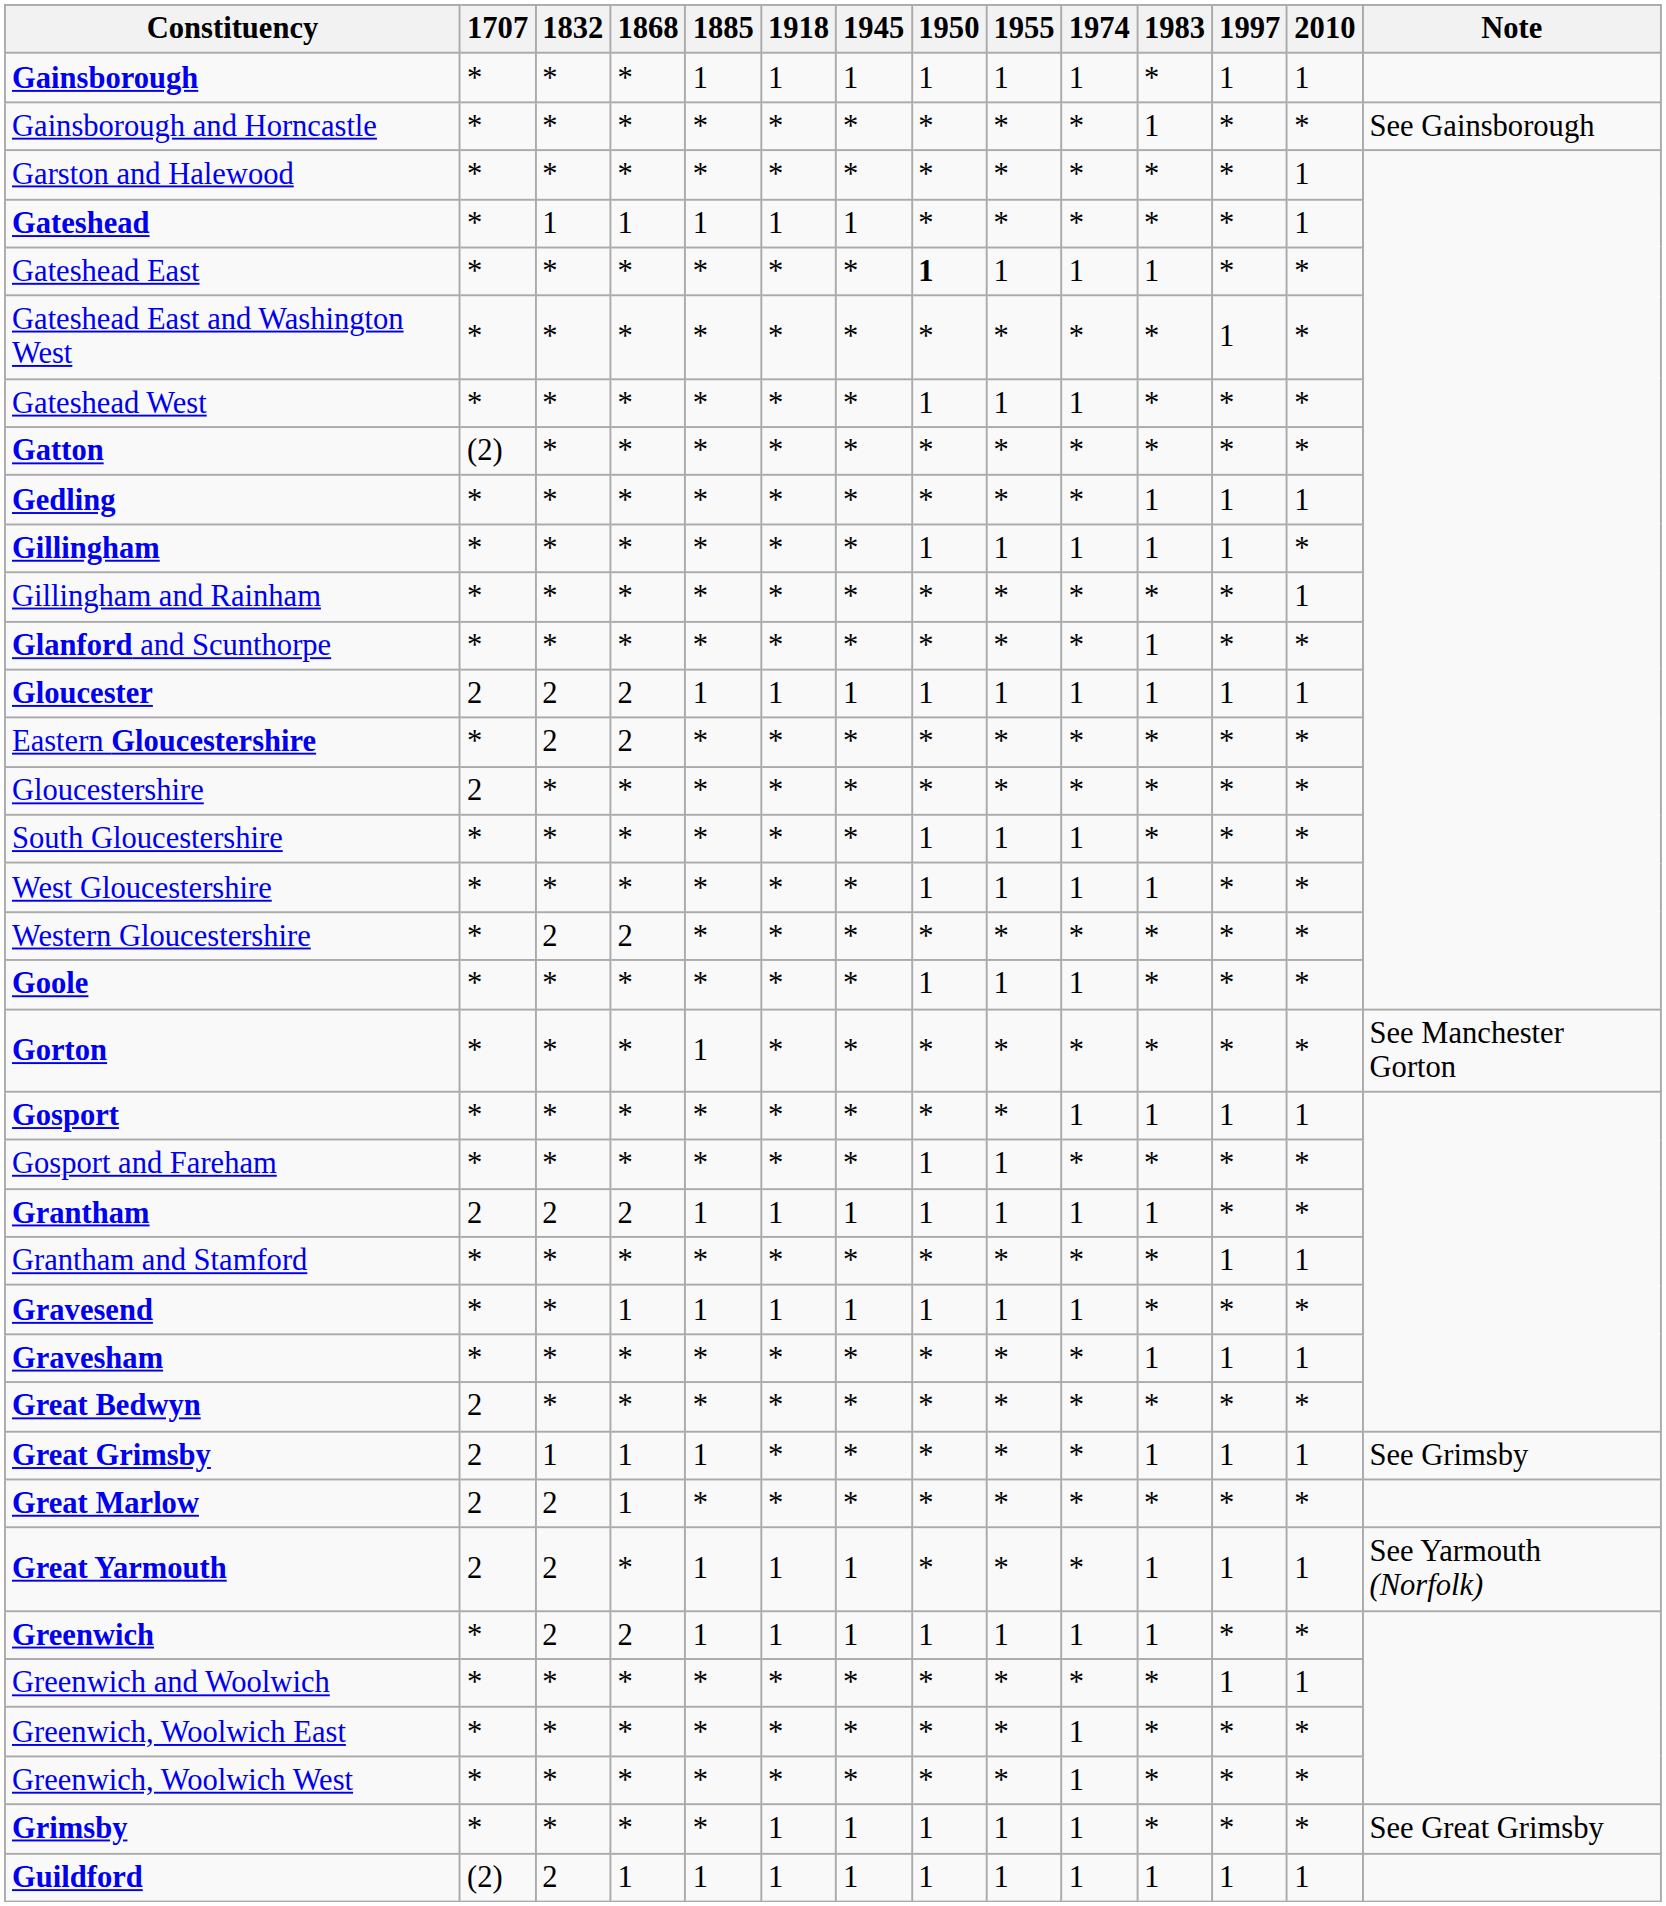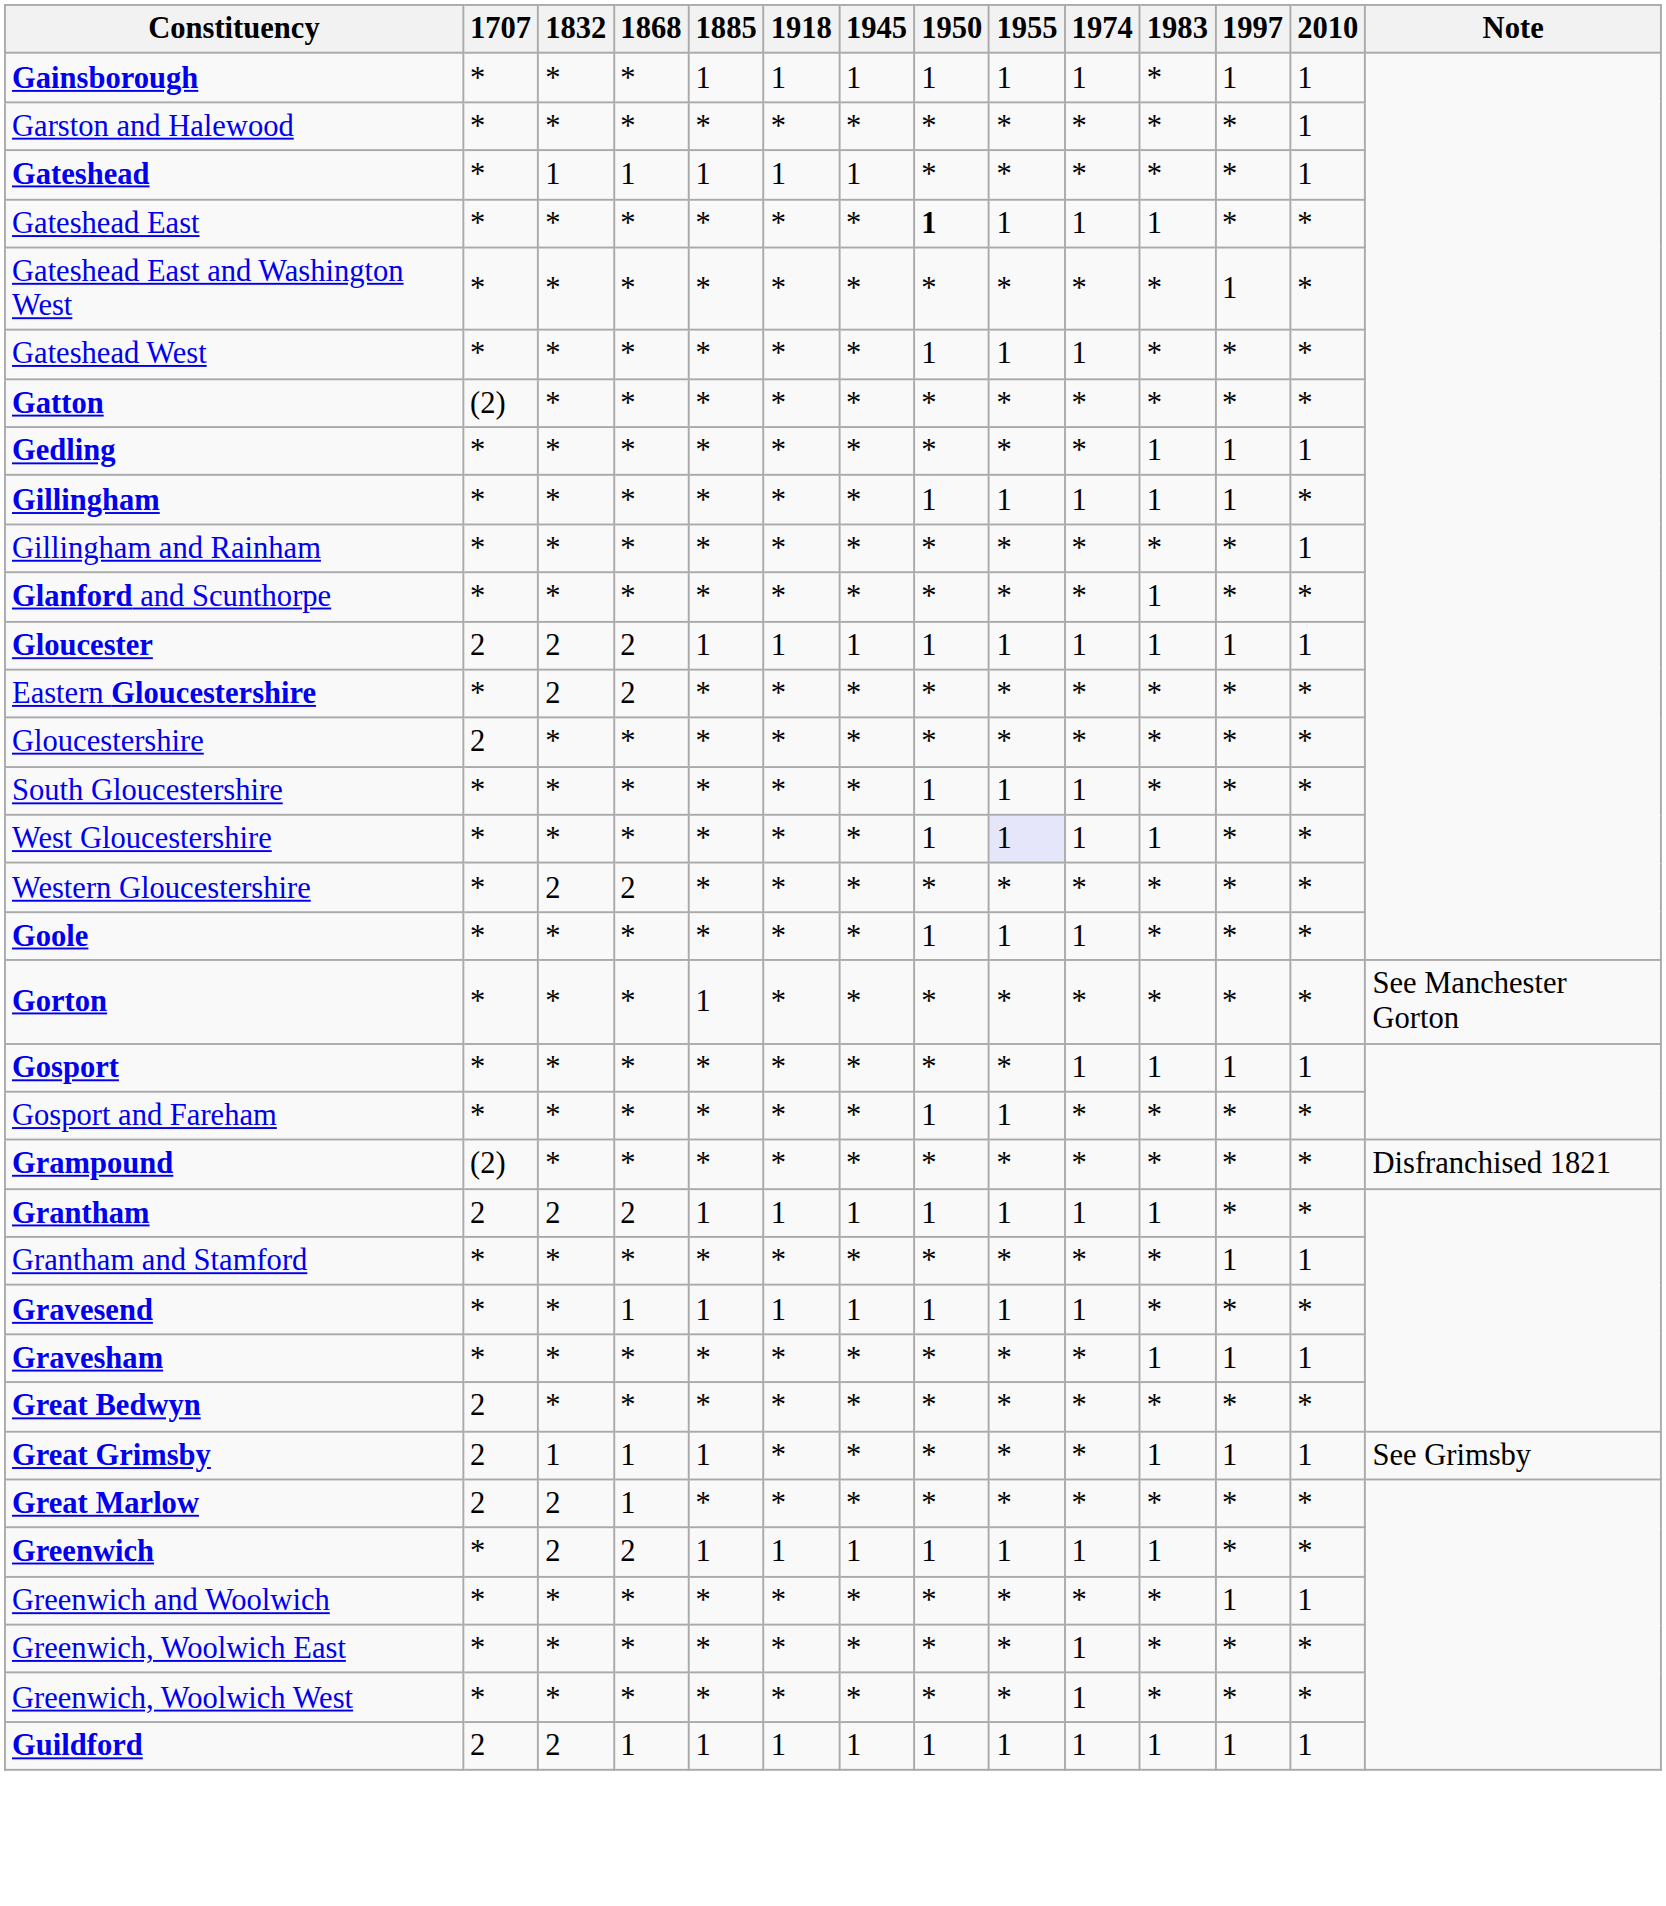- row: (194, 125)
(1001, 887) no background -> (1004, 838) lavender background
+ row: (93, 1163)
- row: (119, 1568)
- row: (70, 1828)
(485, 1876) (2) -> (478, 1745) 2
